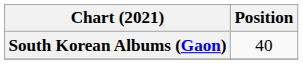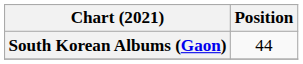(264, 45) 40 -> (264, 45) 44
